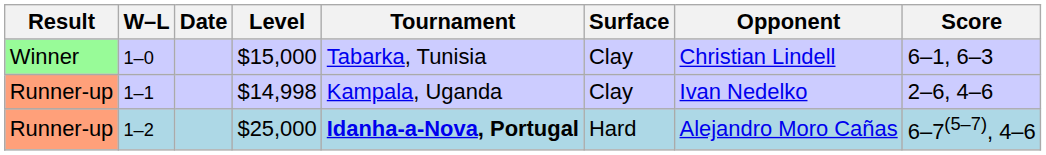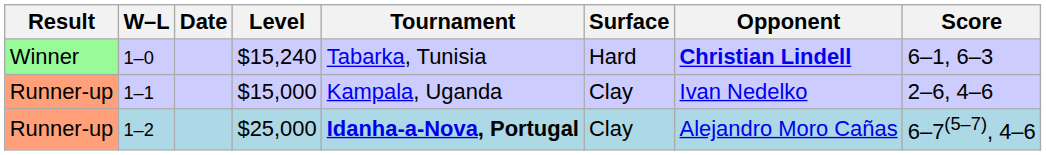(277, 56) $15,000 -> (277, 56) $15,240
(611, 56) Clay -> (613, 56) Hard
(758, 56) normal -> (765, 56) bold
(277, 91) $14,998 -> (277, 91) $15,000
(613, 129) Hard -> (611, 129) Clay
